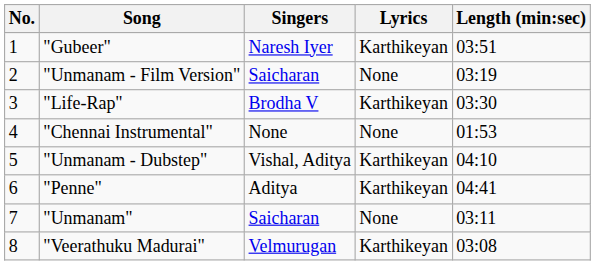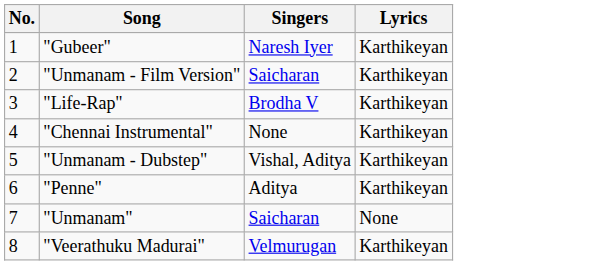- column: (521, 18)
(379, 75) None -> (404, 75) Karthikeyan
(379, 132) None -> (404, 132) Karthikeyan
